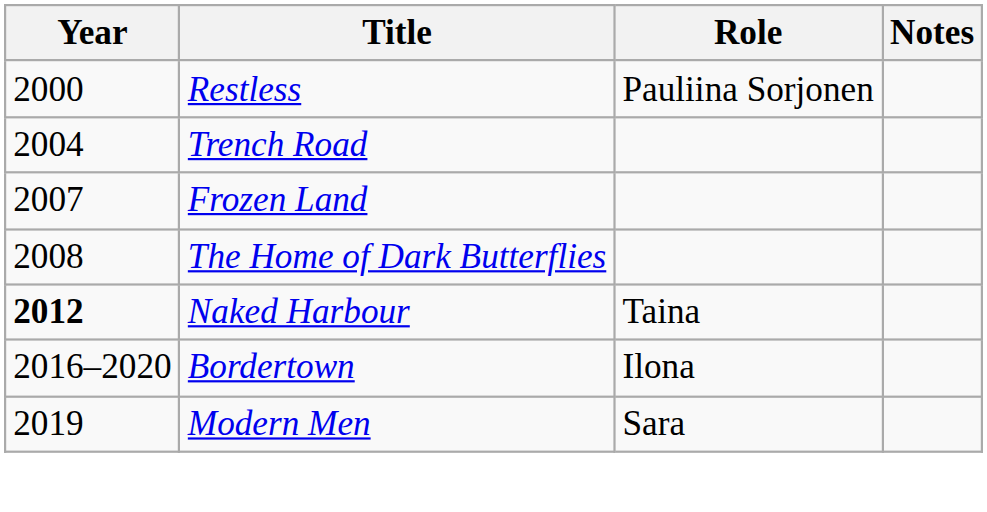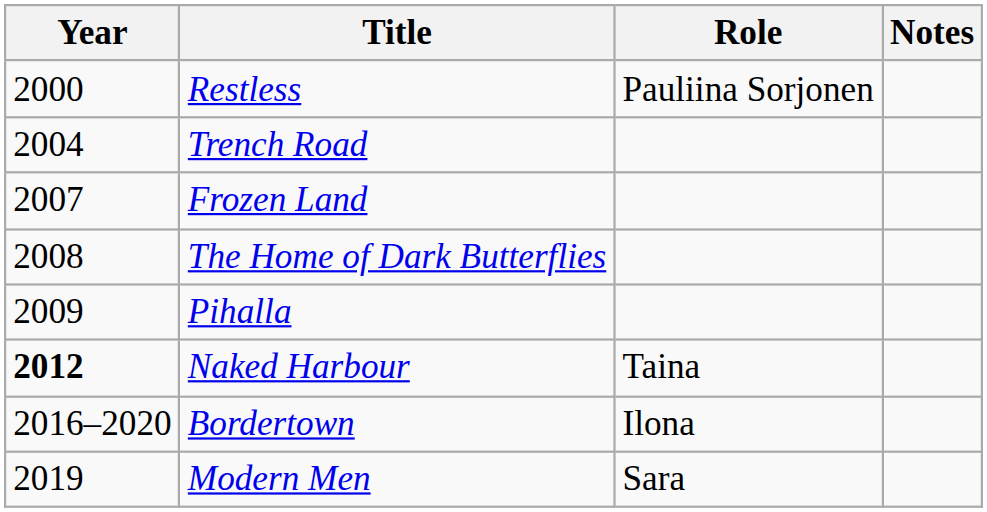+ row: (240, 311)
